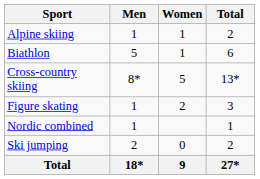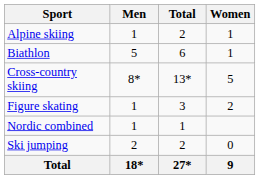columns swapped: (182, 14) <-> (230, 14)
